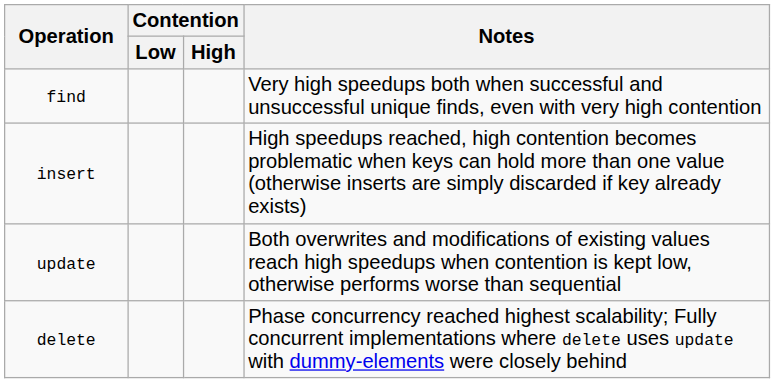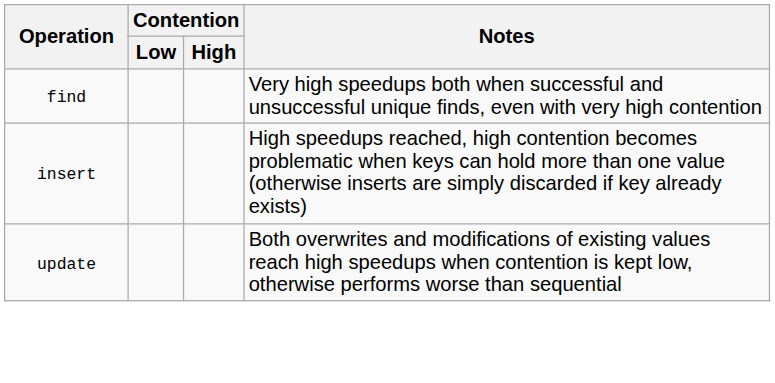- row: (66, 341)
